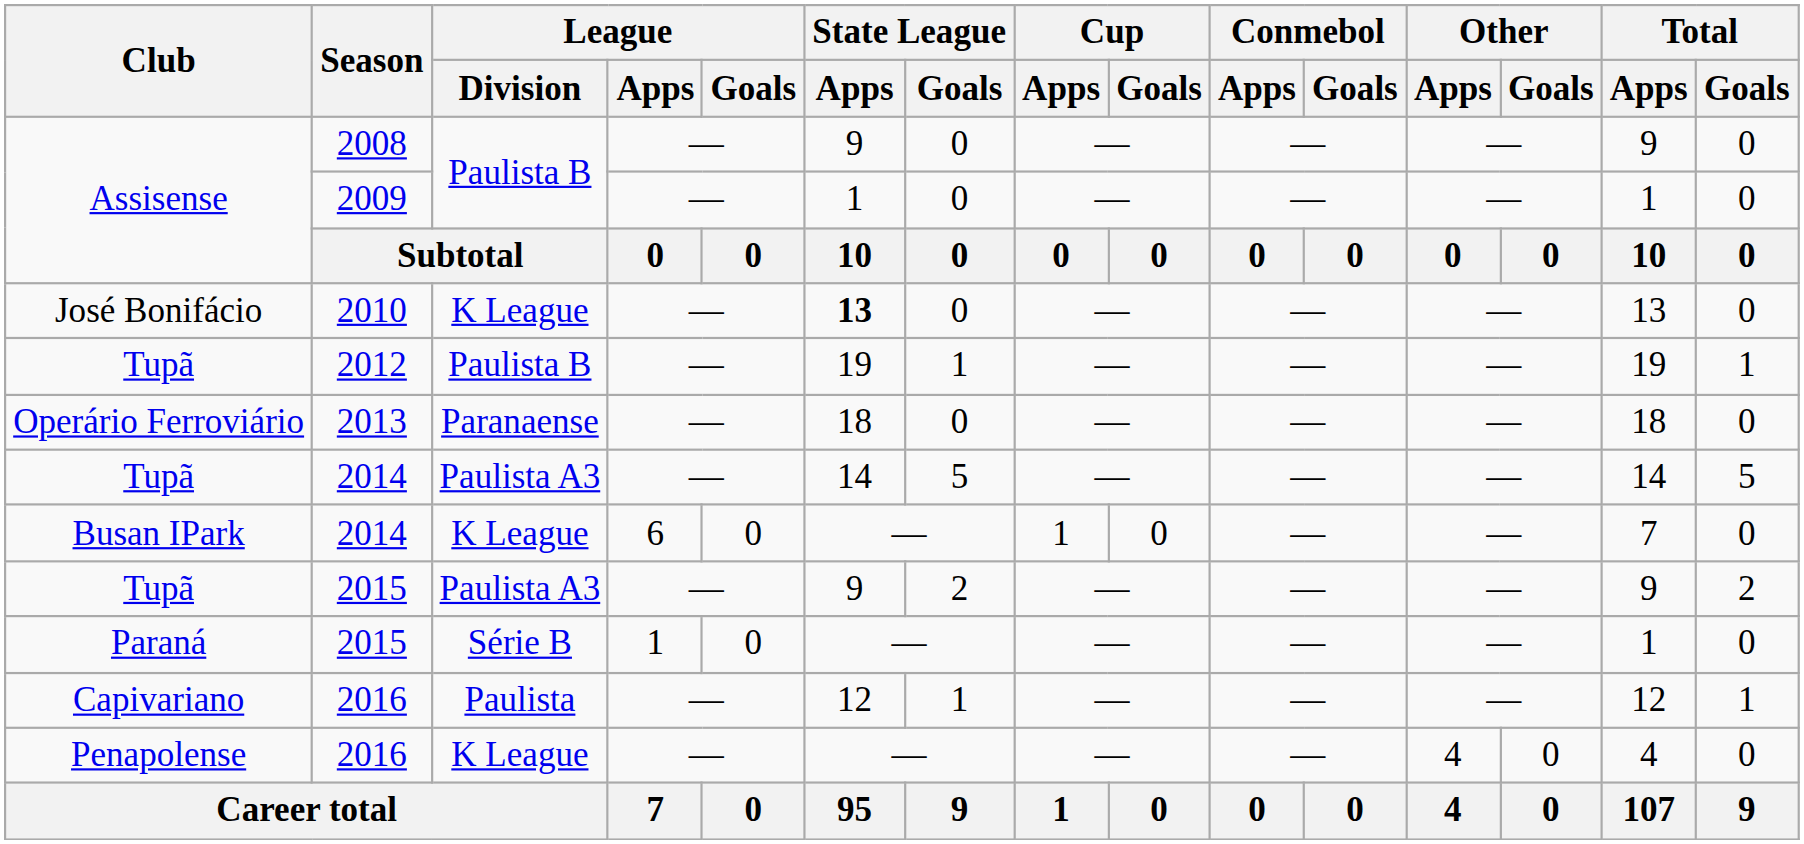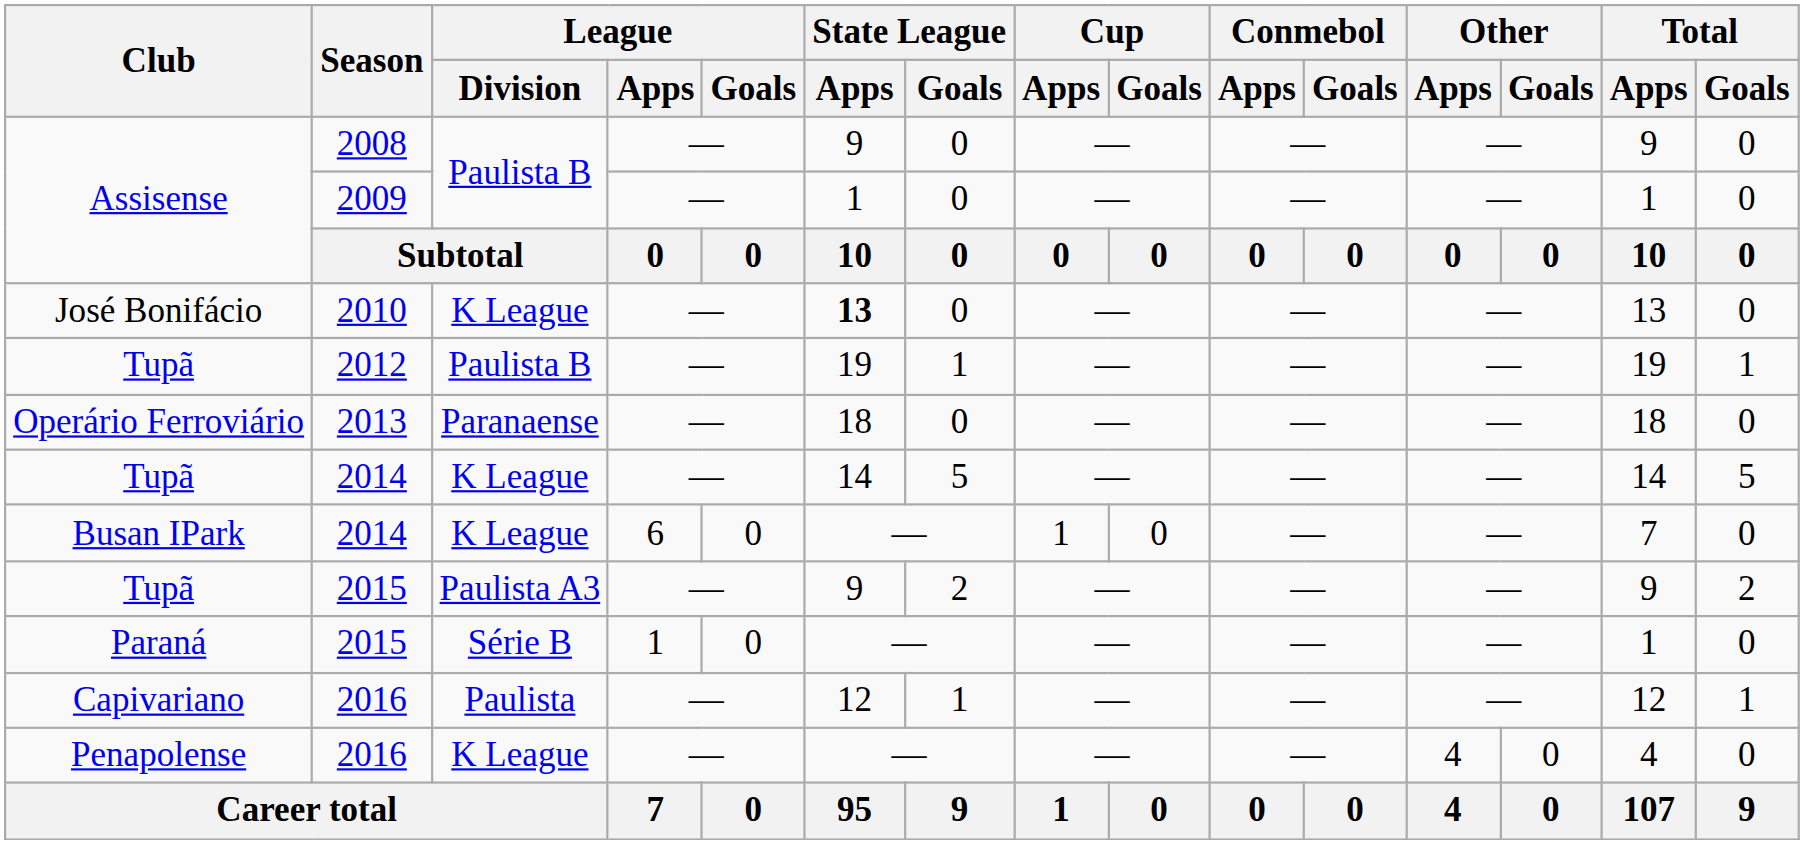(520, 476) Paulista A3 -> (520, 476) K League
